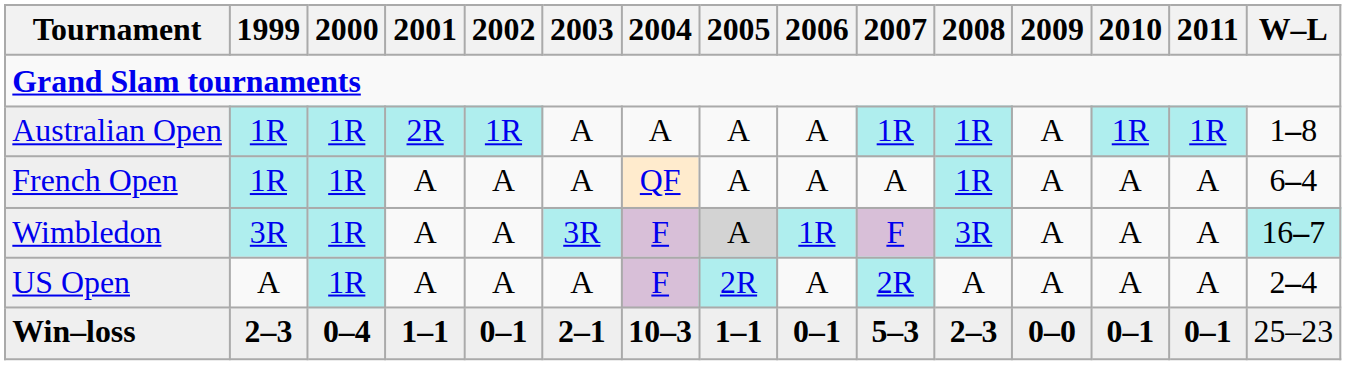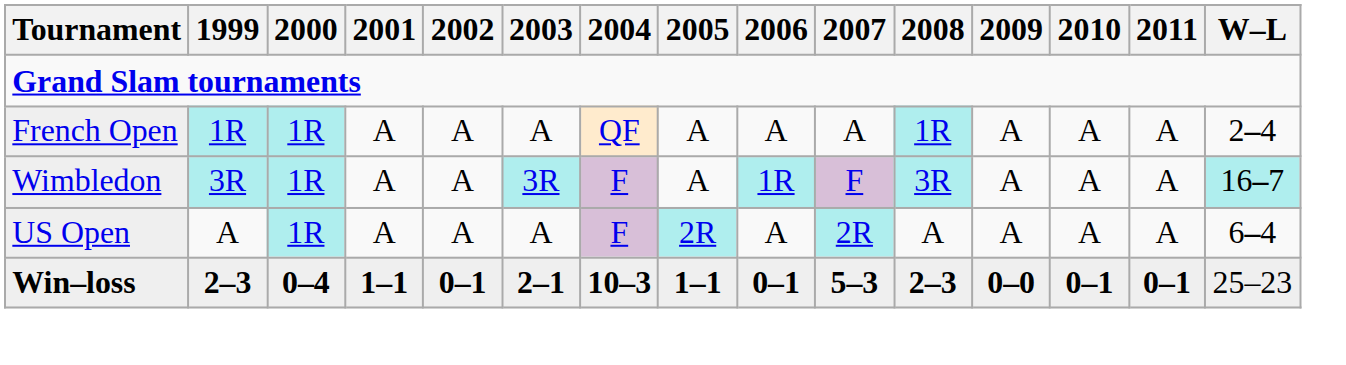- row: (117, 130)
(1293, 181) 6–4 -> (1252, 130) 2–4
(739, 231) lightgrey background -> (698, 181) no background
(1293, 282) 2–4 -> (1252, 231) 6–4
